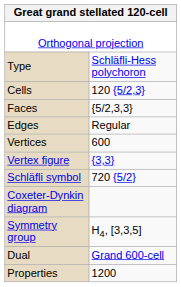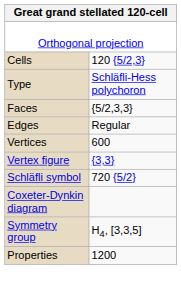rows swapped: (19, 66) <-> (20, 90)
- row: (19, 255)
